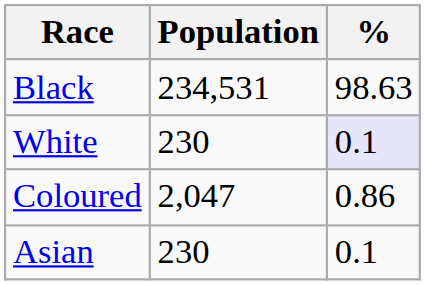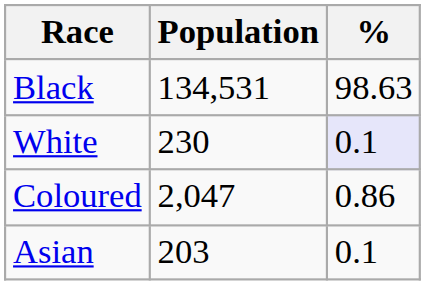(214, 86) 234,531 -> (214, 86) 134,531
(184, 251) 230 -> (184, 251) 203
